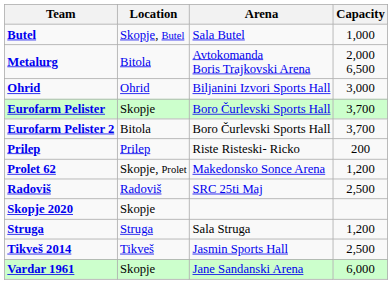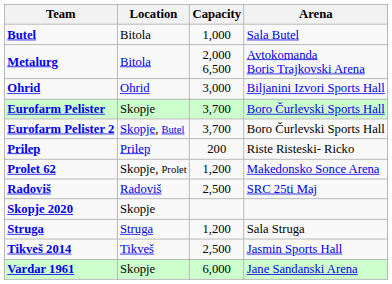columns swapped: (261, 14) <-> (361, 14)
(152, 34) Skopje, Butel -> (136, 34) Bitola
(136, 128) Bitola -> (152, 128) Skopje, Butel
